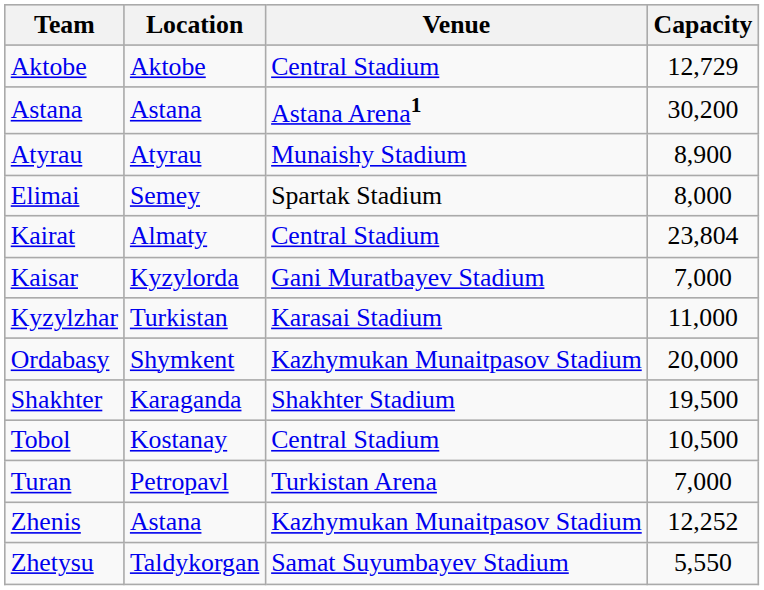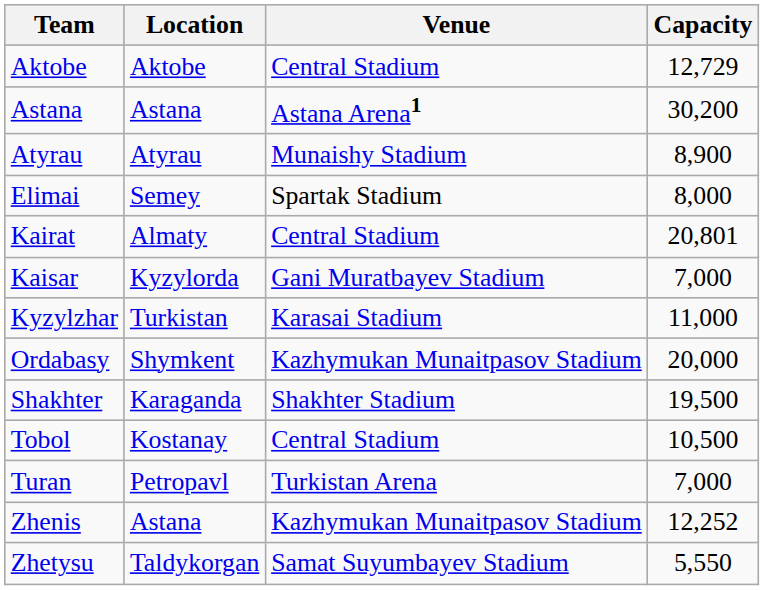(703, 236) 23,804 -> (703, 236) 20,801
